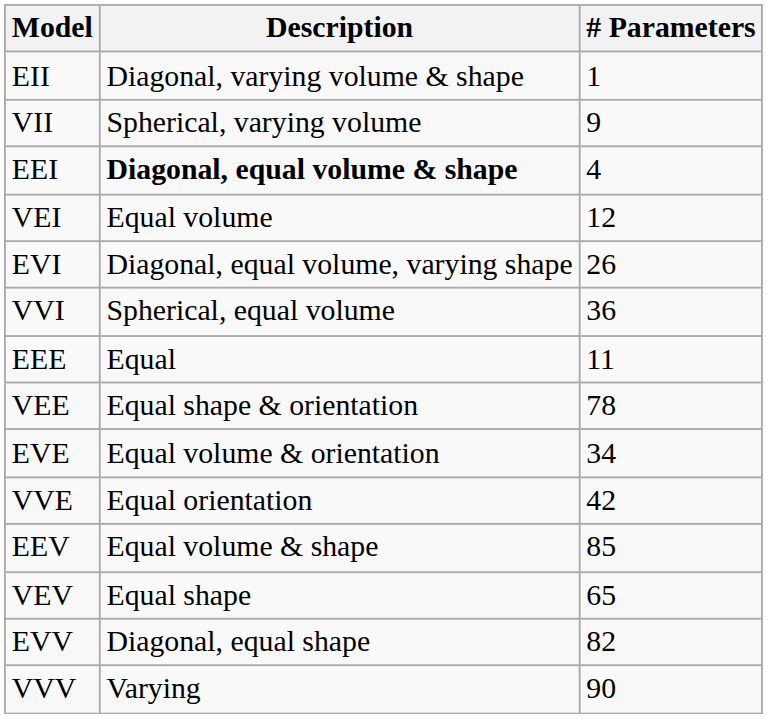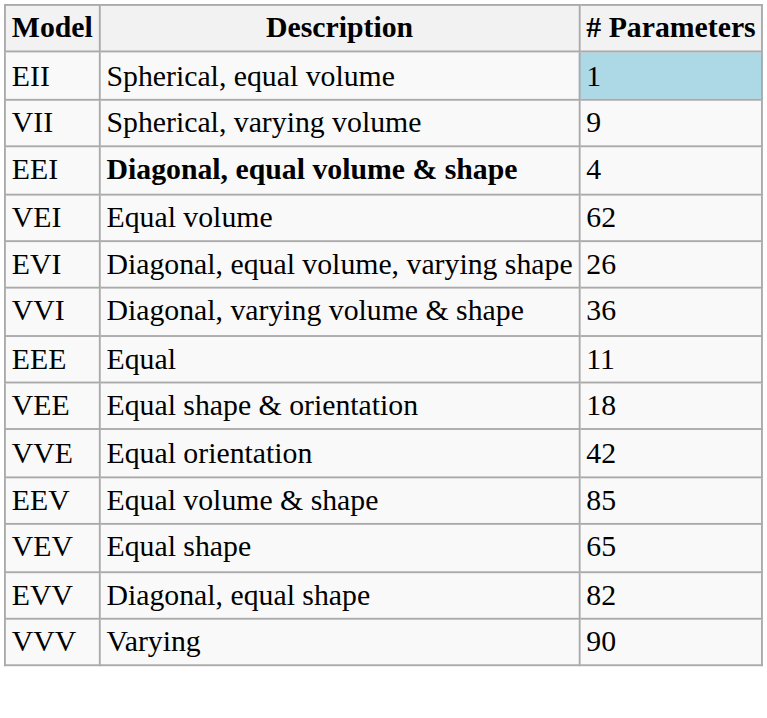(315, 75) Diagonal, varying volume & shape -> (251, 75) Spherical, equal volume
(594, 75) no background -> (594, 75) lightblue background
(601, 216) 12 -> (601, 216) 62
(251, 311) Spherical, equal volume -> (315, 311) Diagonal, varying volume & shape
(601, 405) 78 -> (601, 405) 18
- row: (41, 452)
